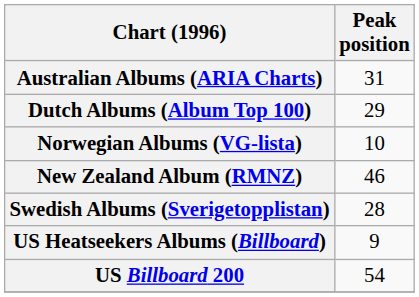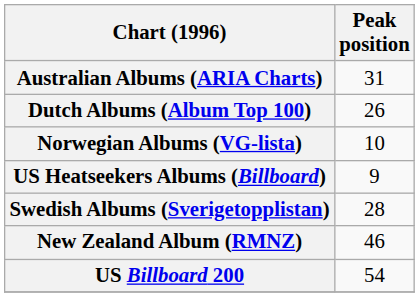(374, 110) 29 -> (374, 110) 26
rows swapped: (170, 176) <-> (170, 242)
